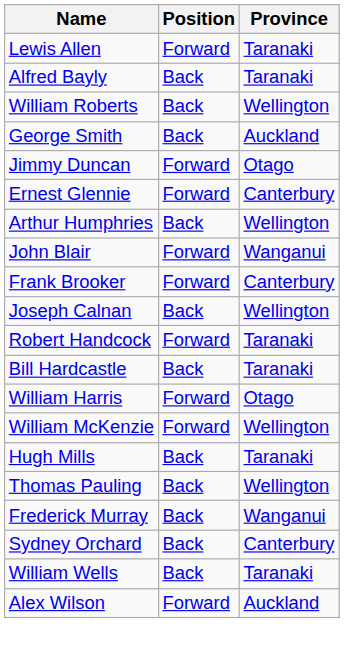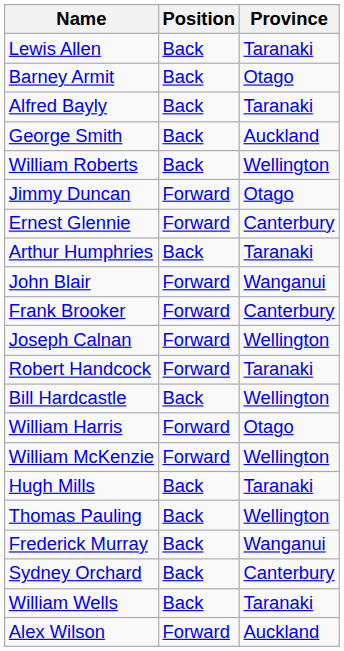(196, 48) Forward -> (183, 48) Back
+ row: (61, 77)
rows swapped: (73, 106) <-> (66, 135)
(286, 223) Wellington -> (278, 252) Taranaki
(183, 310) Back -> (196, 340) Forward
(278, 369) Taranaki -> (286, 398) Wellington
